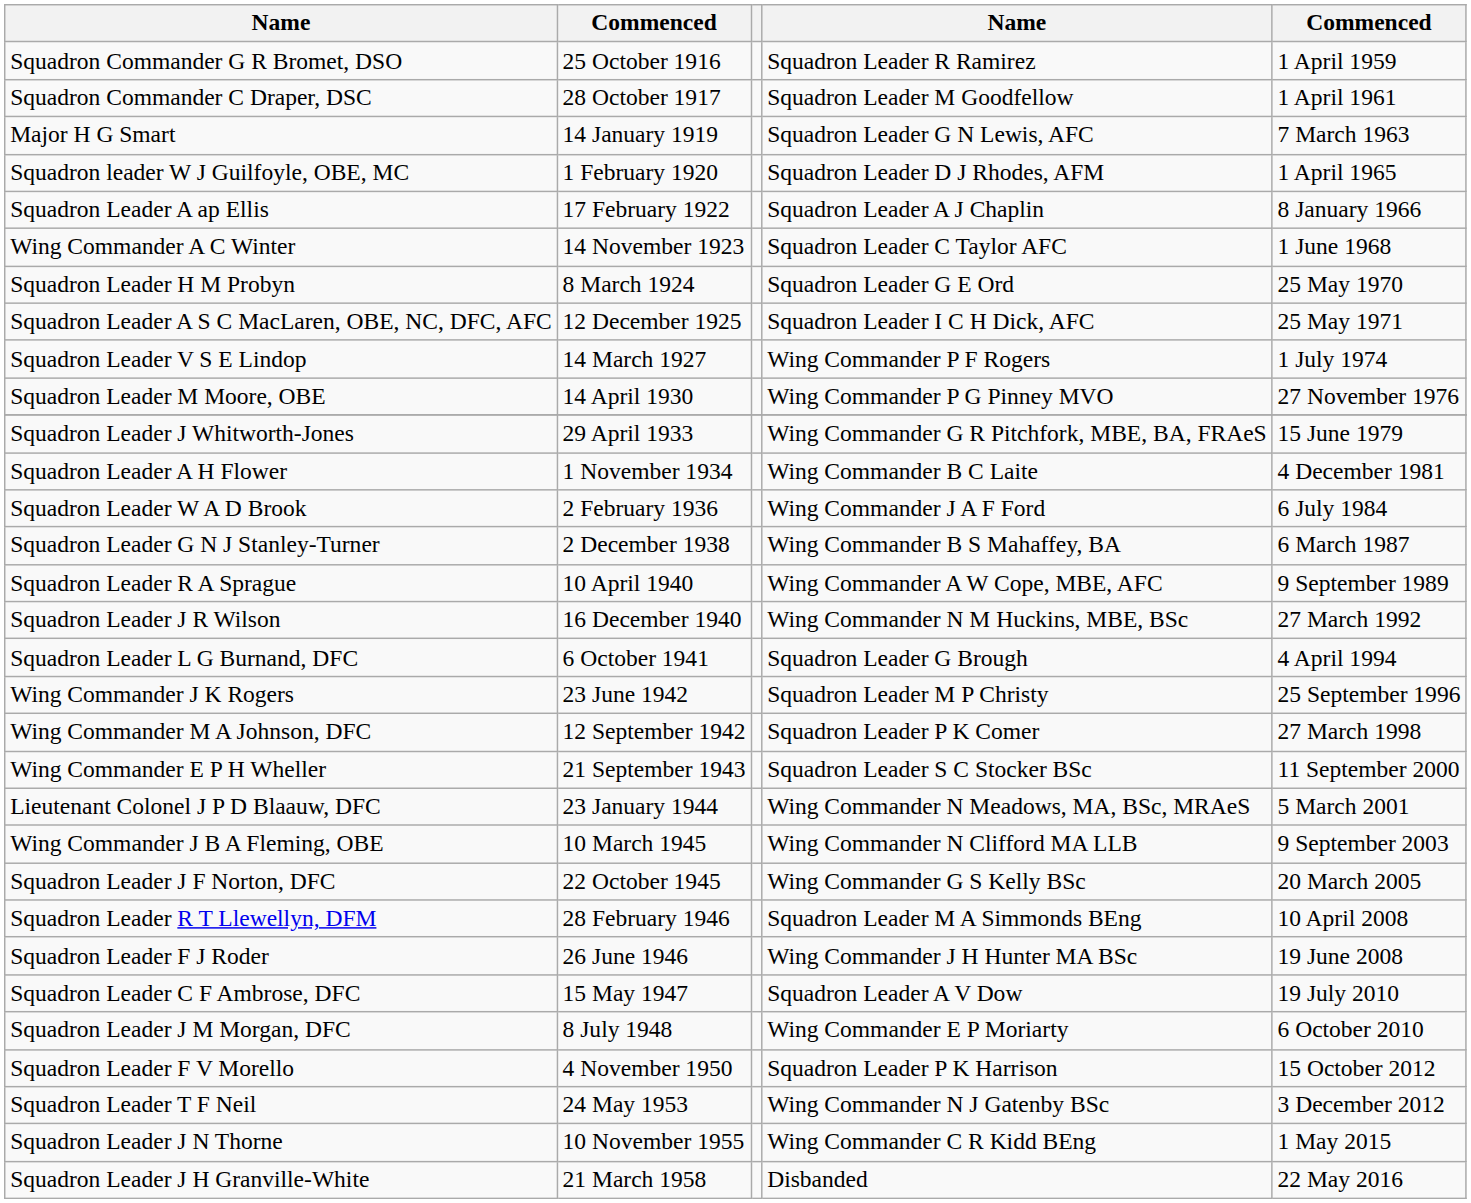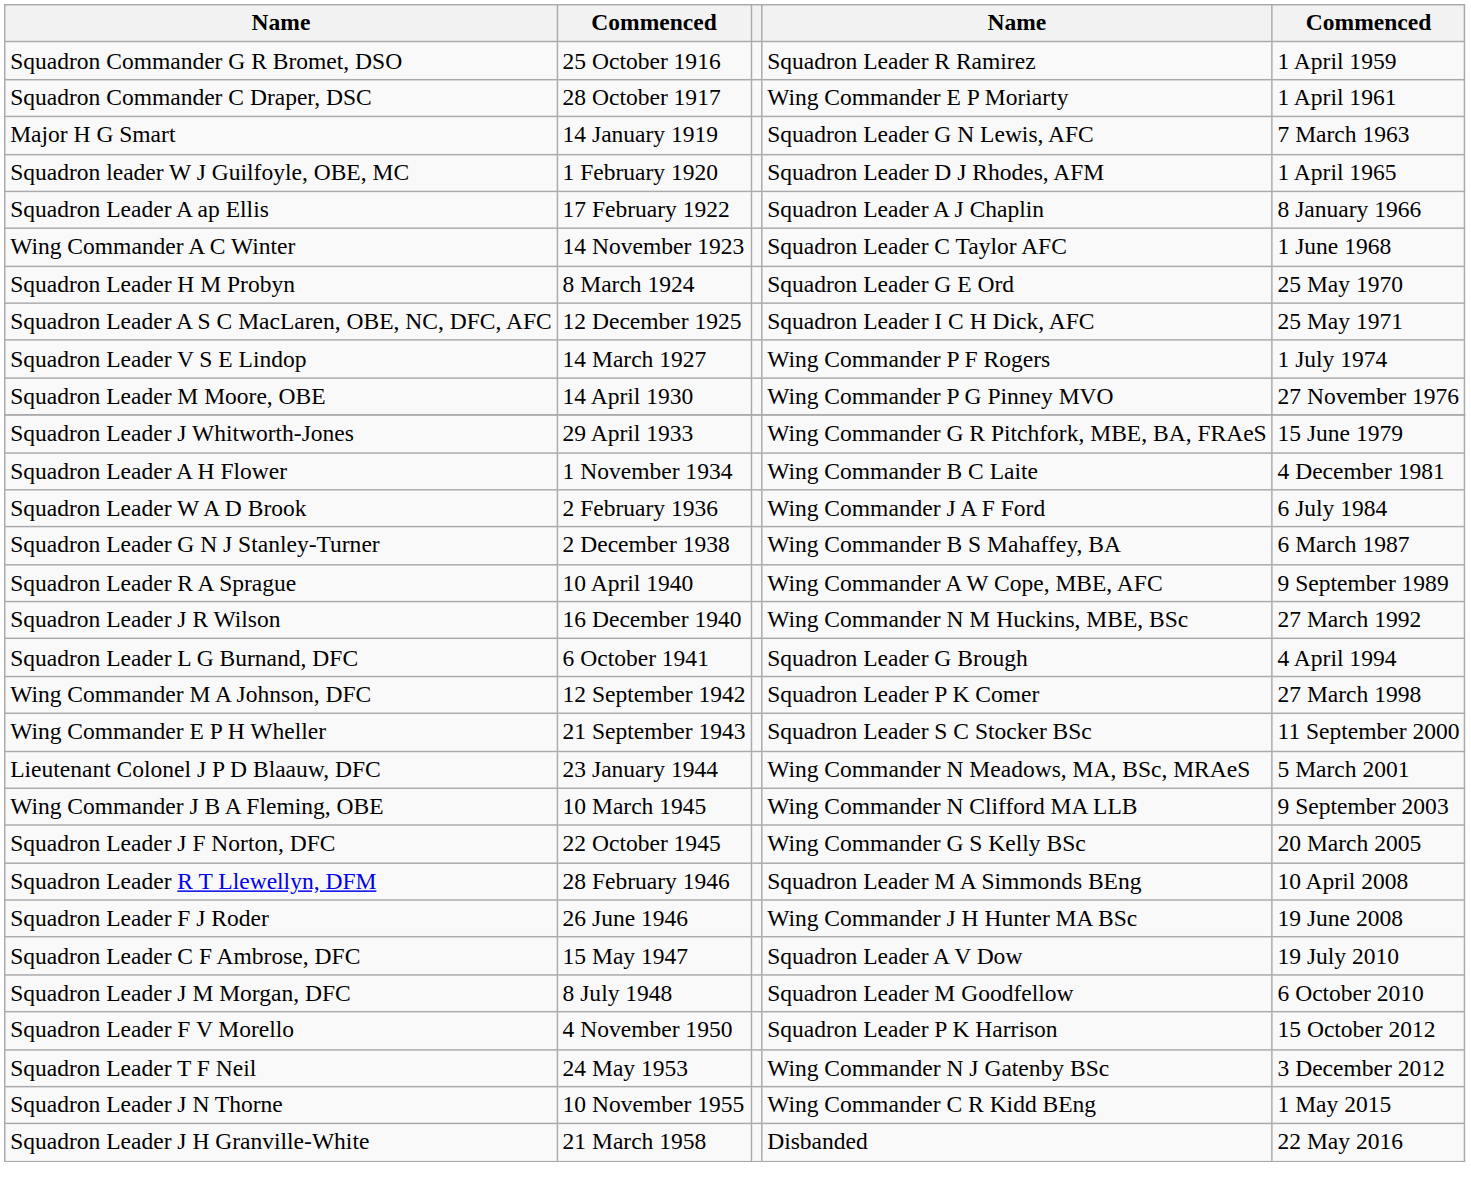(920, 97) Squadron Leader M Goodfellow -> (918, 97) Wing Commander E P Moriarty
- row: (152, 694)
(918, 1030) Wing Commander E P Moriarty -> (920, 992) Squadron Leader M Goodfellow
